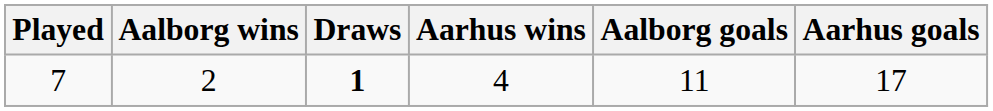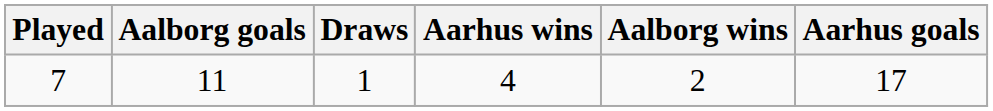columns swapped: (209, 29) <-> (694, 29)
(357, 79) bold -> (364, 79) normal
